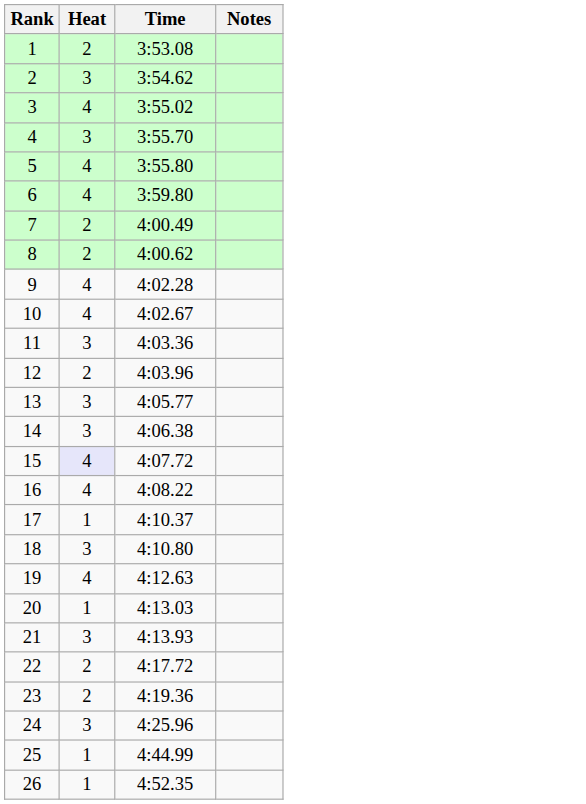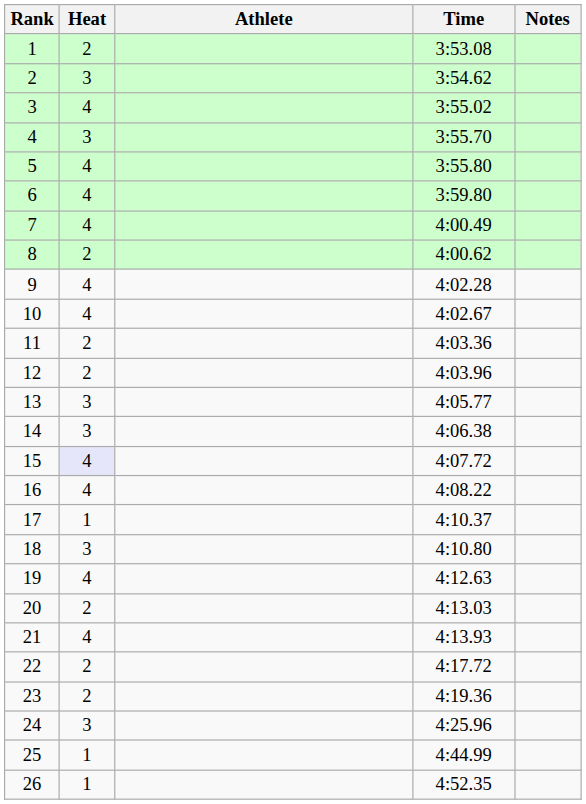+ column: (264, 19)
(87, 225) 2 -> (87, 225) 4
(87, 343) 3 -> (87, 343) 2
(87, 607) 1 -> (87, 607) 2
(87, 637) 3 -> (87, 637) 4
